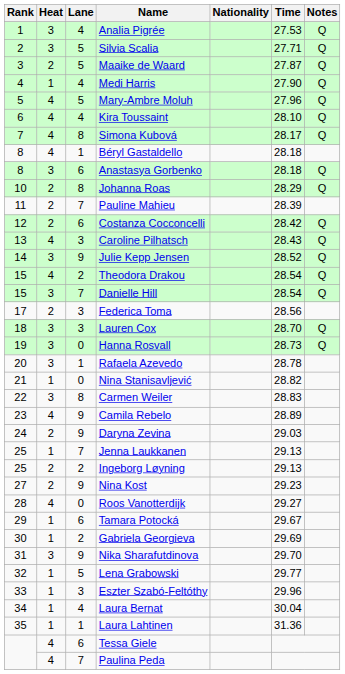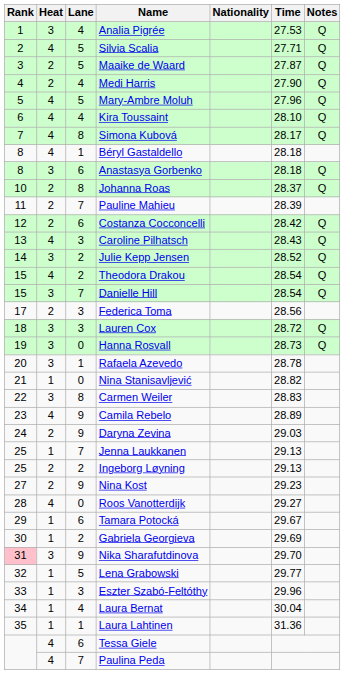(51, 48) 3 -> (51, 48) 4
(51, 83) 1 -> (51, 83) 2
(288, 188) 28.29 -> (288, 188) 28.37
(81, 258) 9 -> (81, 258) 2
(288, 328) 28.70 -> (288, 328) 28.72
(20, 556) no background -> (20, 556) pink background
